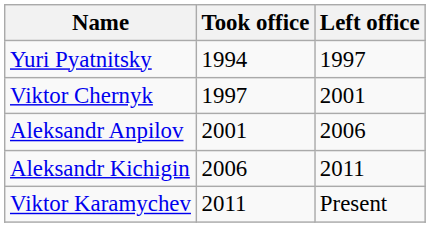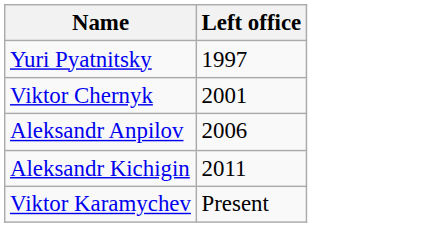- column: (255, 22)
